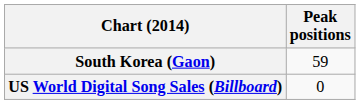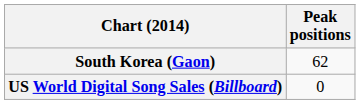(320, 61) 59 -> (320, 61) 62
